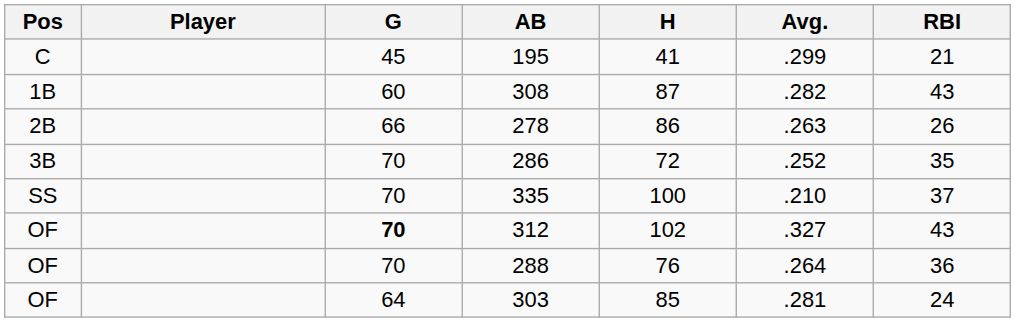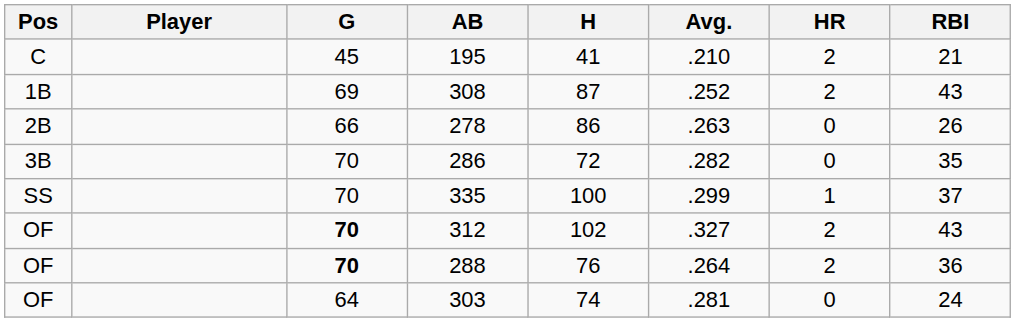+ column: (830, 21)
(805, 56) .299 -> (709, 56) .210
(393, 91) 60 -> (347, 91) 69
(805, 91) .282 -> (709, 91) .252
(805, 160) .252 -> (709, 160) .282
(805, 195) .210 -> (709, 195) .299
(393, 265) normal -> (347, 265) bold
(668, 299) 85 -> (588, 299) 74
